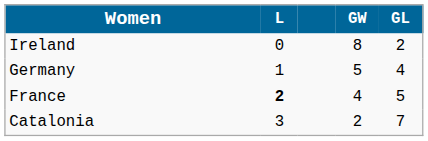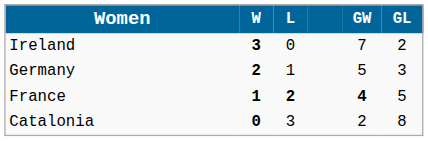+ column: (256, 19)
(357, 46) 8 -> (362, 46) 7
(401, 71) 4 -> (402, 71) 3
(357, 97) normal -> (362, 97) bold
(401, 122) 7 -> (402, 122) 8
